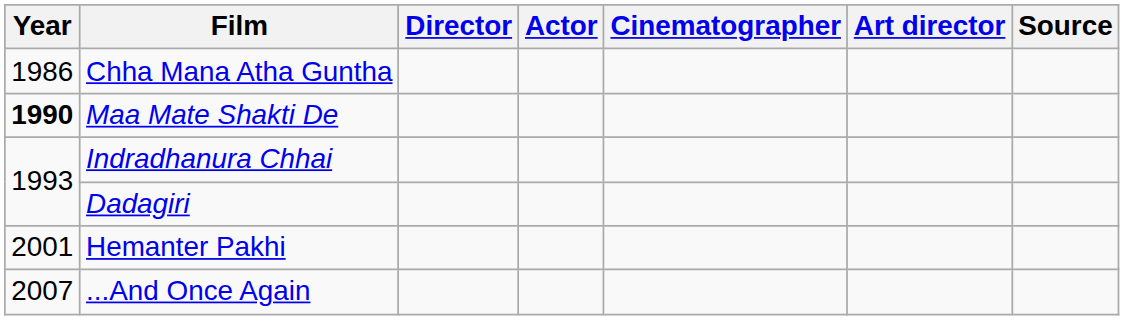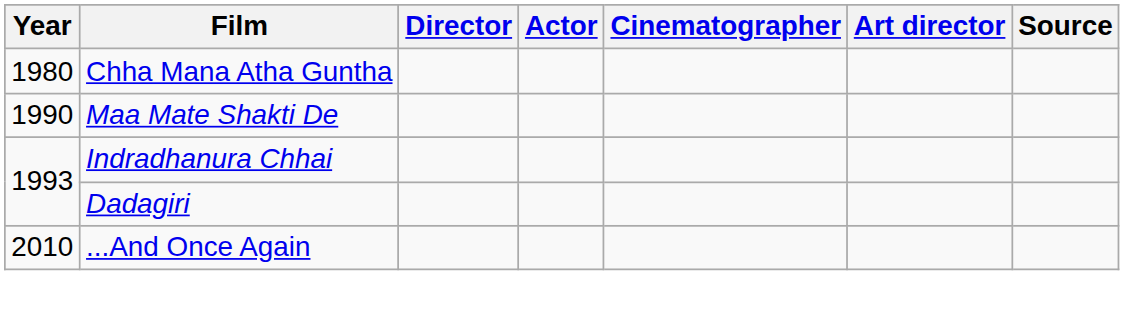(42, 70) 1986 -> (42, 70) 1980
(42, 114) bold -> (42, 114) normal
- row: (186, 247)
(42, 291) 2007 -> (42, 247) 2010
